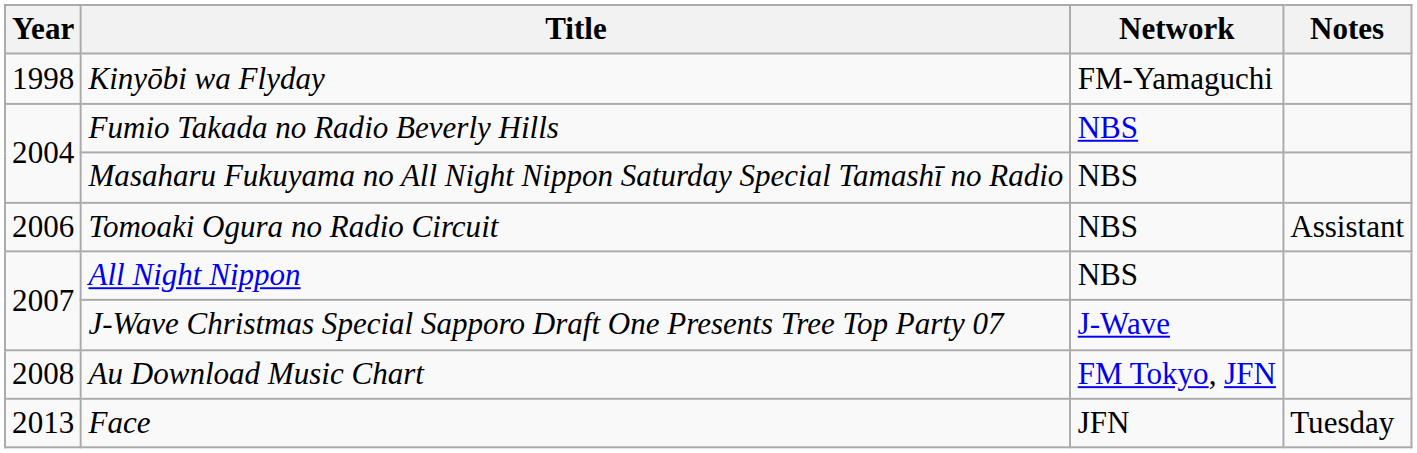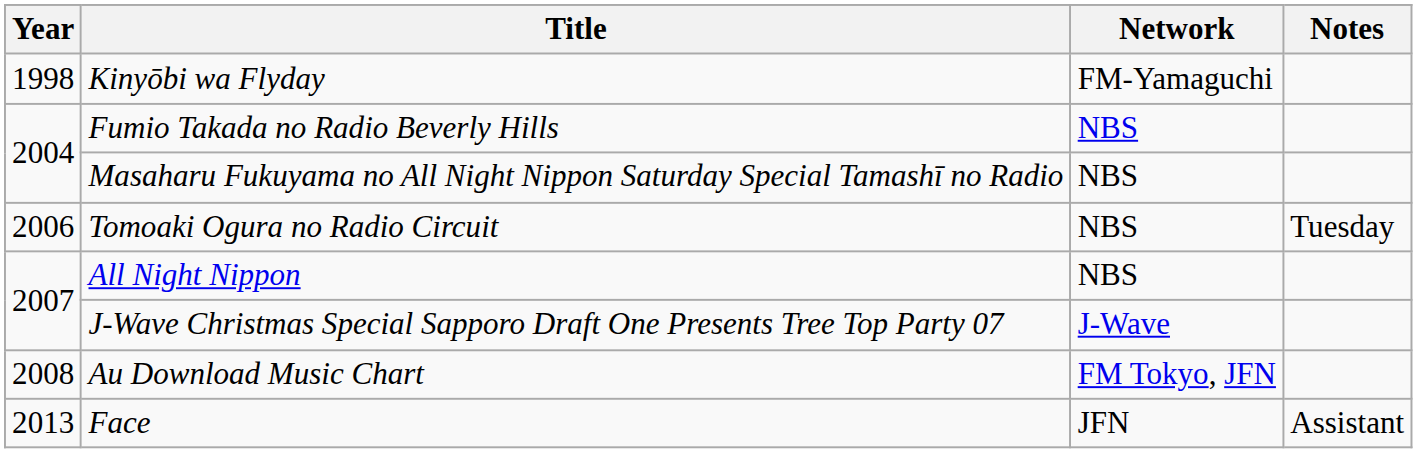(1347, 226) Assistant -> (1342, 226) Tuesday
(1342, 422) Tuesday -> (1347, 422) Assistant
